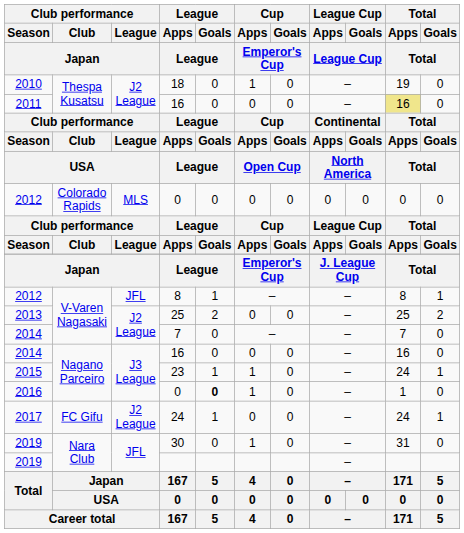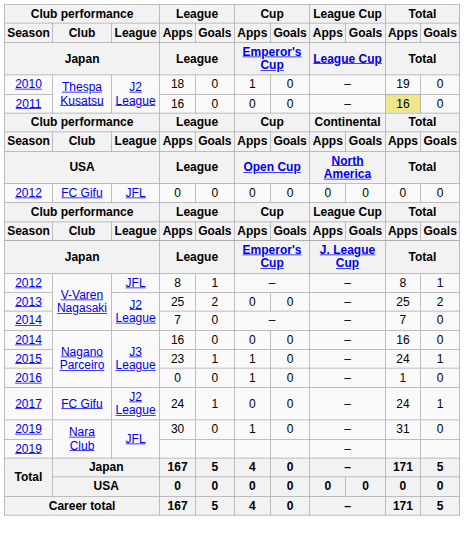(82, 200) Colorado Rapids -> (82, 193) FC Gifu
(136, 200) MLS -> (136, 193) JFL
(215, 391) bold -> (215, 378) normal
